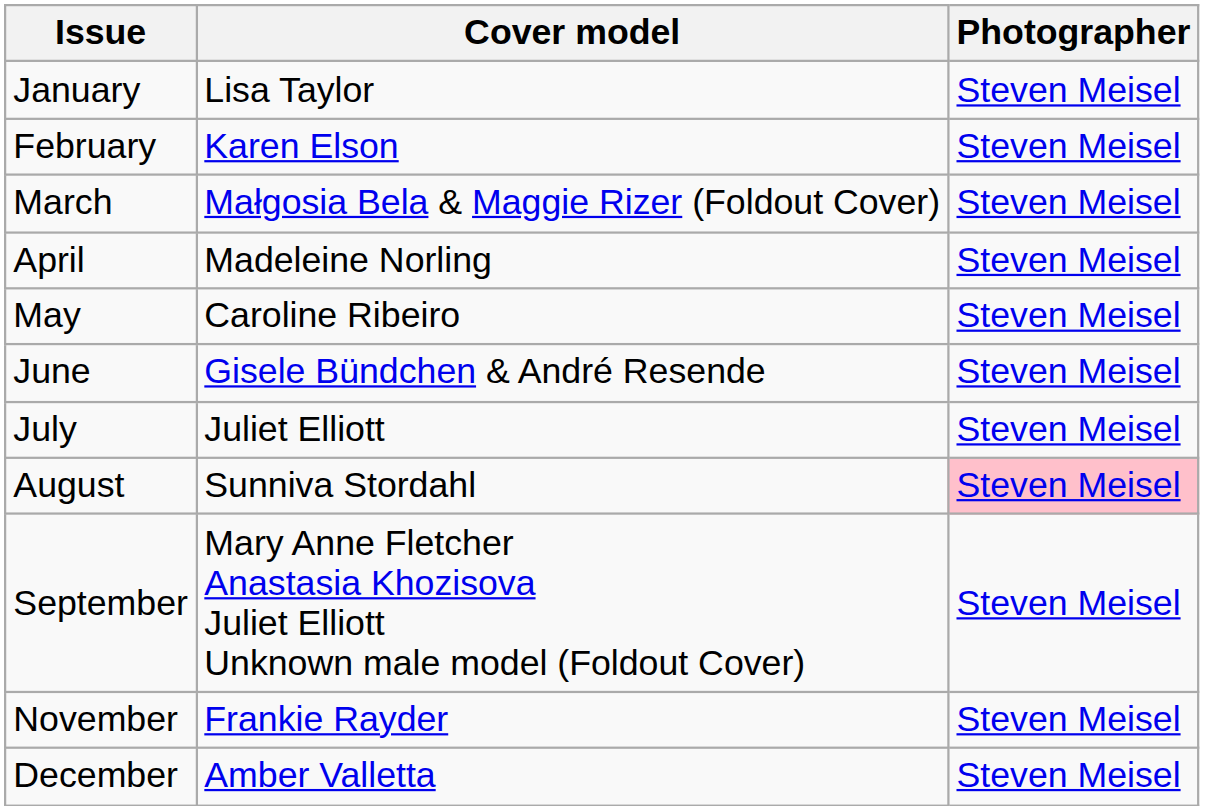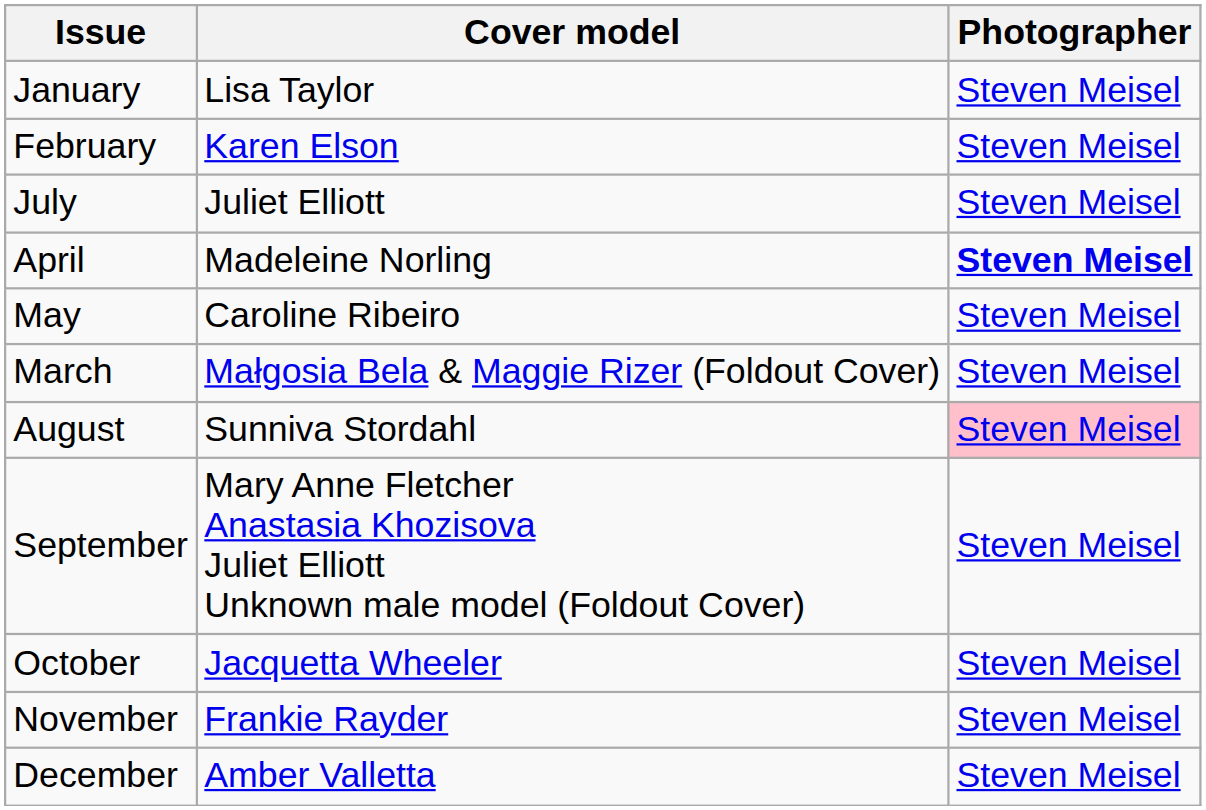rows swapped: (63, 202) <-> (45, 428)
(1069, 259) normal -> (1074, 259) bold
- row: (52, 372)
+ row: (77, 662)
